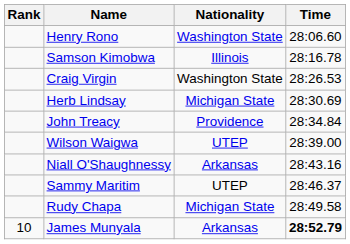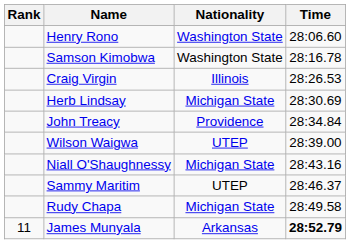(230, 57) Illinois -> (230, 57) Washington State
(230, 79) Washington State -> (230, 79) Illinois
(230, 164) Arkansas -> (230, 164) Michigan State
(24, 228) 10 -> (24, 228) 11
